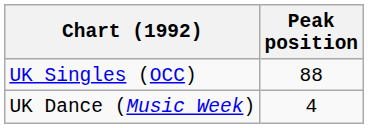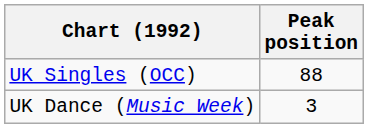(311, 107) 4 -> (311, 107) 3
